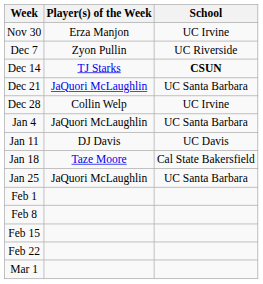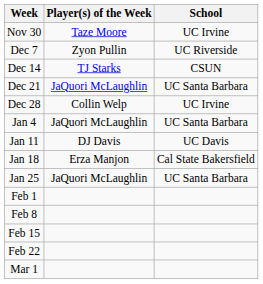(99, 31) Erza Manjon -> (99, 31) Taze Moore
(206, 68) bold -> (206, 68) normal
(99, 159) Taze Moore -> (99, 159) Erza Manjon
